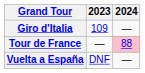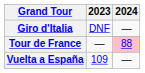(99, 28) 109 -> (99, 28) DNF
(99, 60) DNF -> (99, 60) 109
